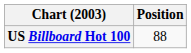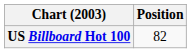(160, 36) 88 -> (160, 36) 82
